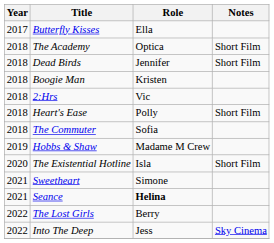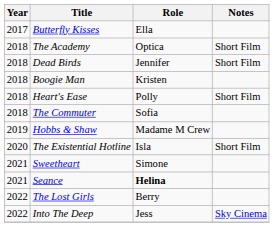- row: (45, 96)
